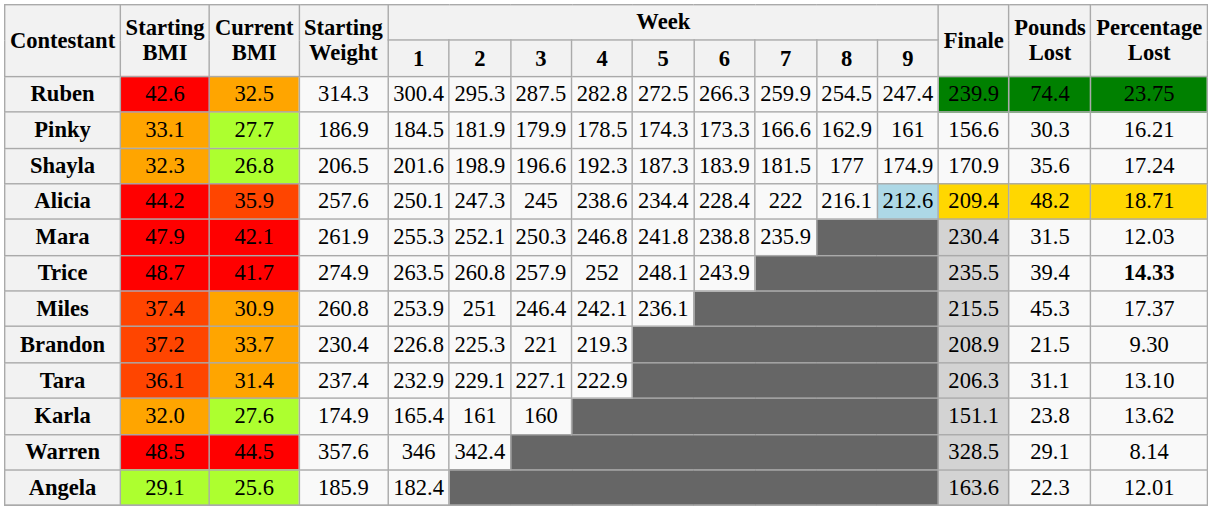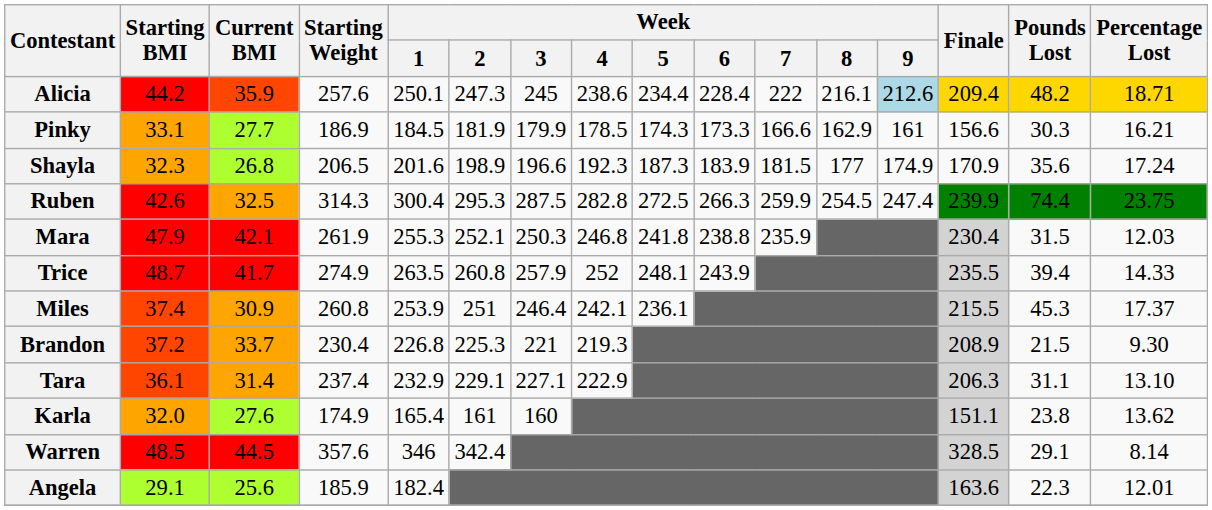rows swapped: (63, 93) <-> (63, 201)
(1149, 272) bold -> (1149, 272) normal
